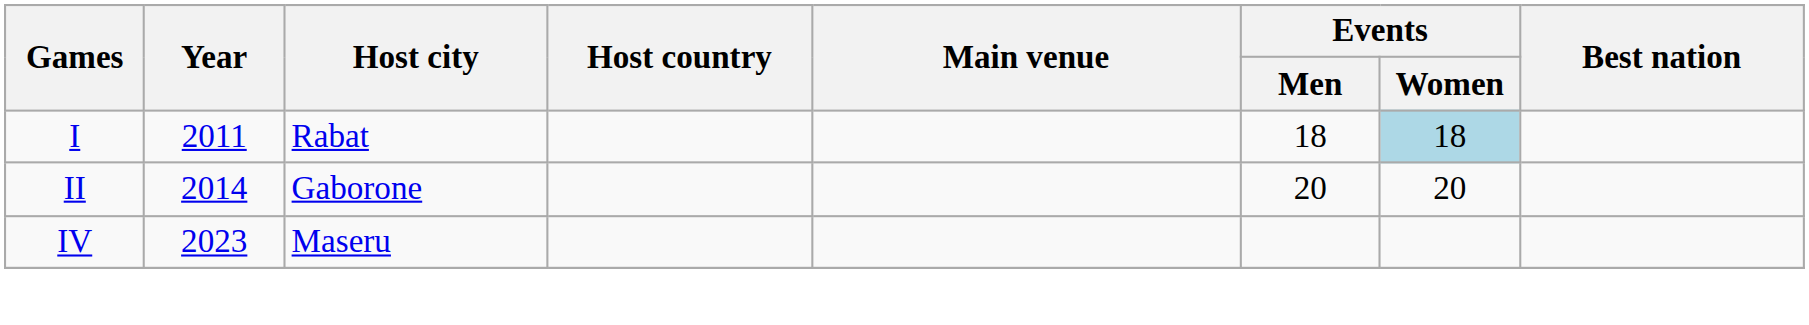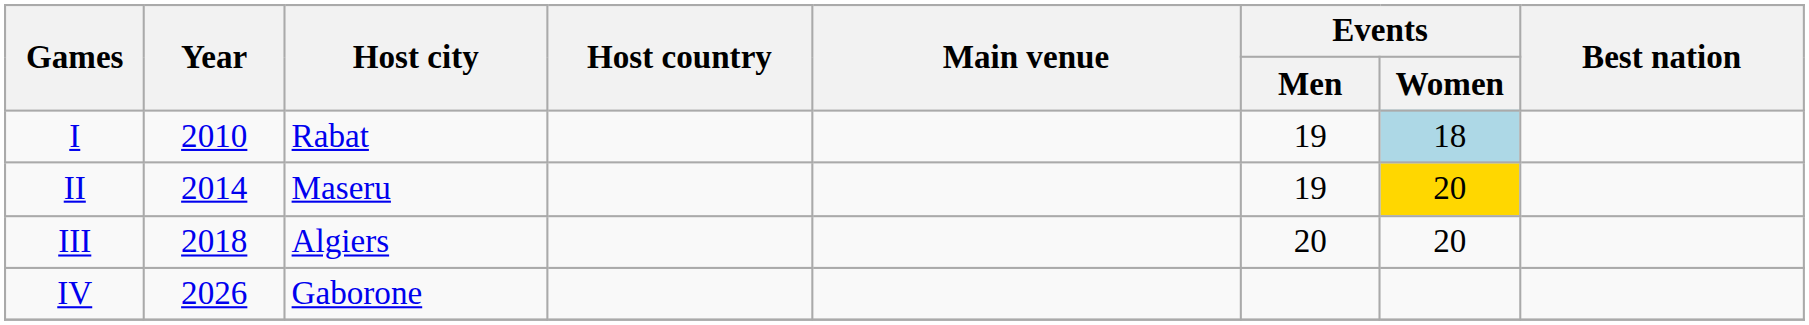(214, 135) 2011 -> (214, 135) 2010
(1310, 135) 18 -> (1310, 135) 19
(357, 188) Gaborone -> (341, 188) Maseru
(1310, 188) 20 -> (1310, 188) 19
(1450, 188) no background -> (1450, 188) gold background
+ row: (75, 240)
(214, 240) 2023 -> (214, 293) 2026
(341, 240) Maseru -> (357, 293) Gaborone
